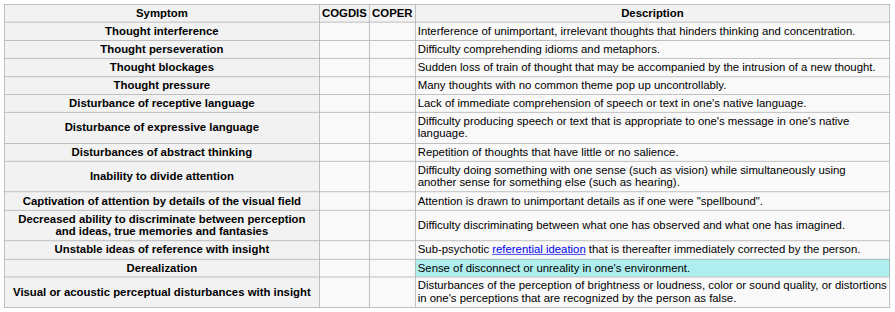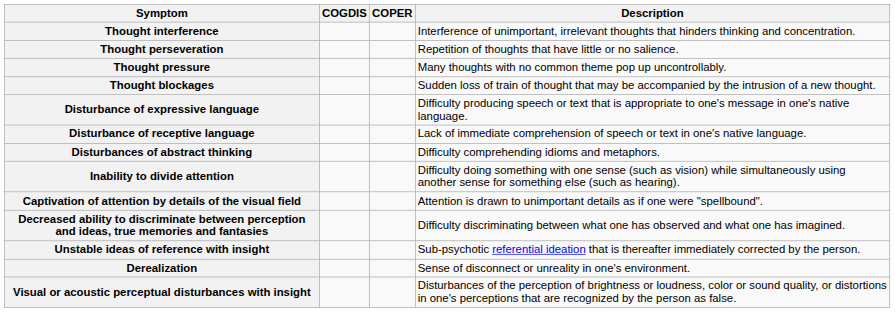(539, 49) Difficulty comprehending idioms and metaphors. -> (548, 49) Repetition of thoughts that have little or no salience.
rows swapped: (162, 85) <-> (162, 67)
rows swapped: (162, 103) <-> (162, 127)
(548, 152) Repetition of thoughts that have little or no salience. -> (539, 152) Difficulty comprehending idioms and metaphors.
(554, 268) paleturquoise background -> (554, 268) no background
